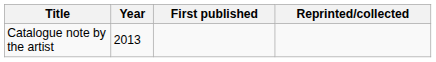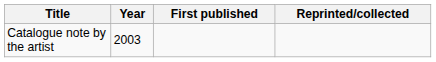(127, 40) 2013 -> (127, 40) 2003
